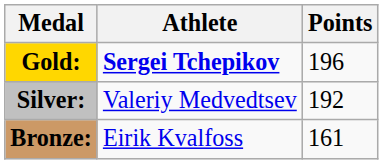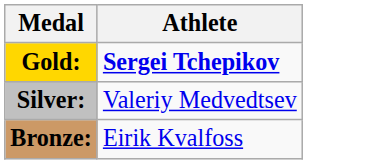- column: (340, 23)
